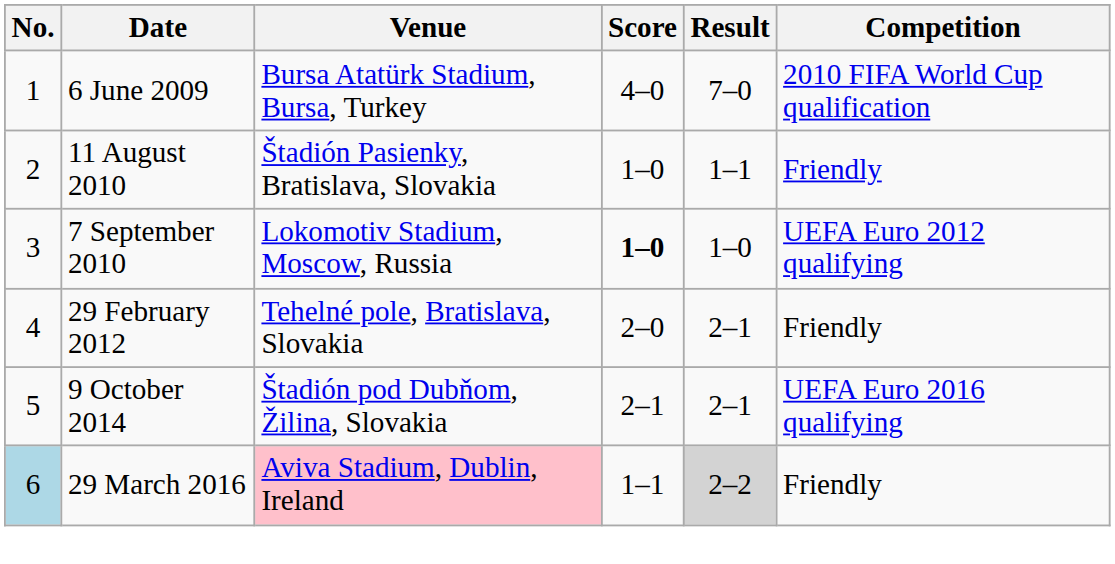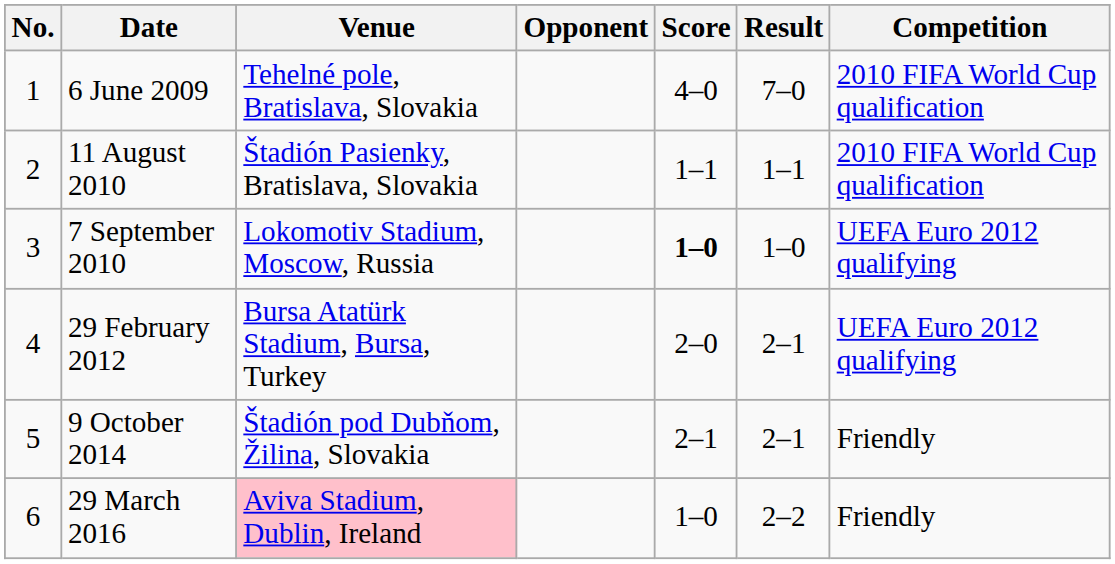+ column: (586, 27)
(399, 90) Bursa Atatürk Stadium, Bursa, Turkey -> (361, 90) Tehelné pole, Bratislava, Slovakia
(642, 169) 1–0 -> (696, 169) 1–1
(832, 169) Friendly -> (966, 169) 2010 FIFA World Cup qualification
(406, 326) Tehelné pole, Bratislava, Slovakia -> (337, 343) Bursa Atatürk Stadium, Bursa, Turkey
(832, 326) Friendly -> (938, 343) UEFA Euro 2012 qualifying
(884, 405) UEFA Euro 2016 qualifying -> (886, 438) Friendly
(33, 484) lightblue background -> (33, 517) no background
(642, 484) 1–1 -> (696, 517) 1–0
(730, 484) lightgrey background -> (784, 517) no background
